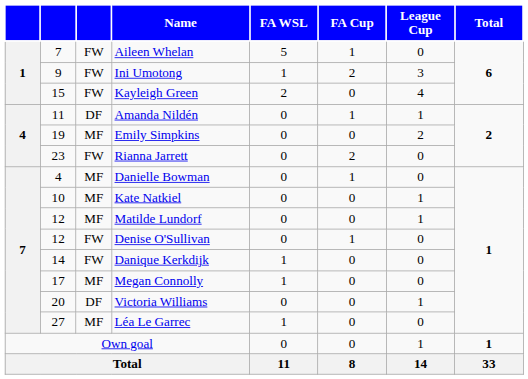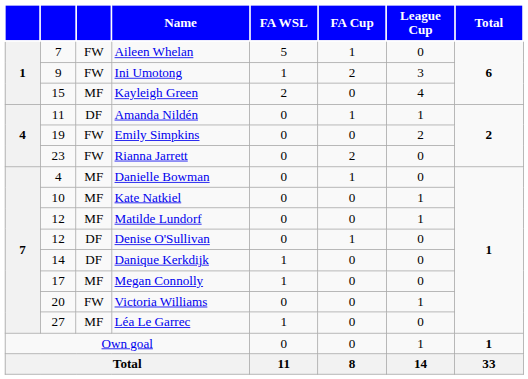(94, 93) FW -> (94, 93) MF
(94, 135) MF -> (94, 135) FW
(94, 239) FW -> (94, 239) DF
(94, 260) FW -> (94, 260) DF
(94, 301) DF -> (94, 301) FW
